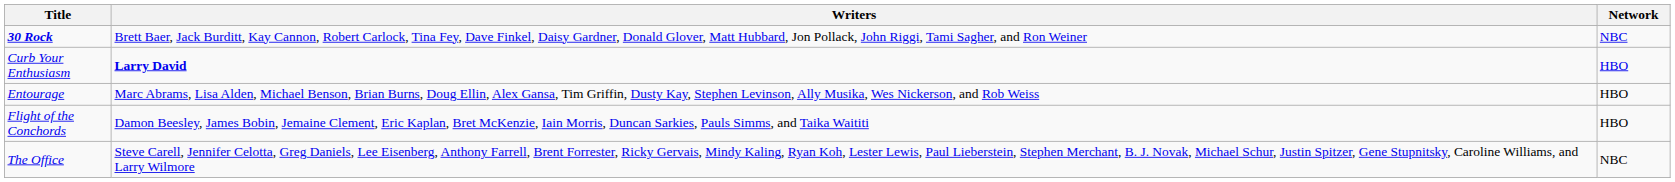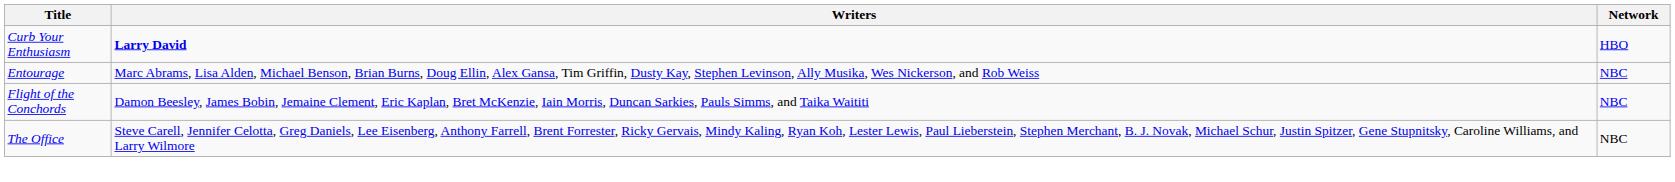- row: (30, 36)
(1614, 94) HBO -> (1614, 72) NBC
(1614, 123) HBO -> (1614, 101) NBC
